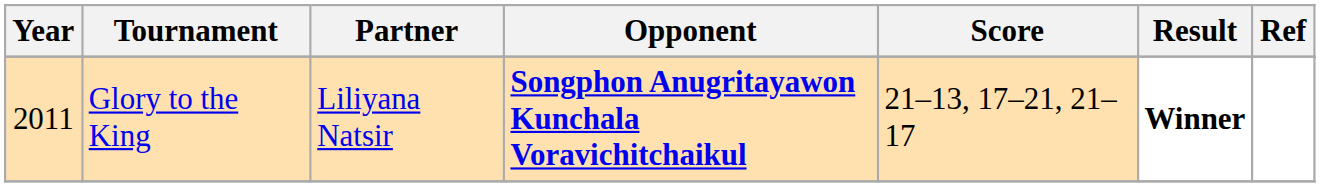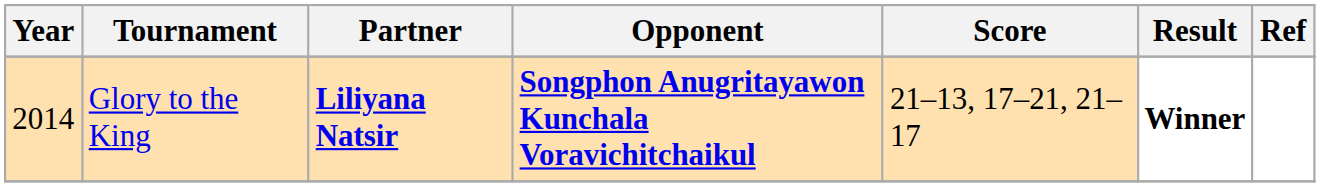(43, 118) 2011 -> (43, 118) 2014
(369, 118) normal -> (371, 118) bold
